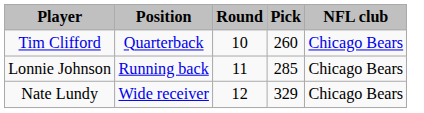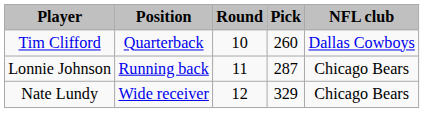(356, 42) Chicago Bears -> (362, 42) Dallas Cowboys
(286, 68) 285 -> (286, 68) 287
